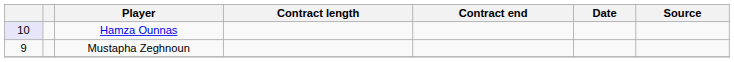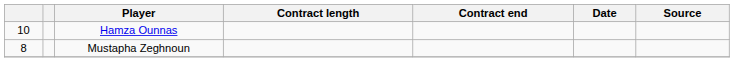(24, 30) lavender background -> (24, 30) no background
(24, 48) 9 -> (24, 48) 8
